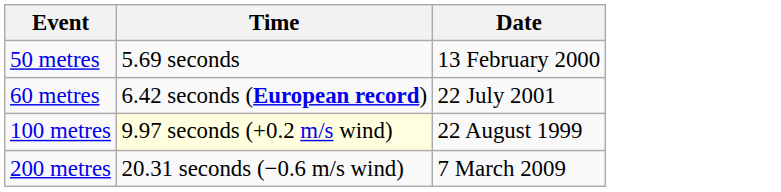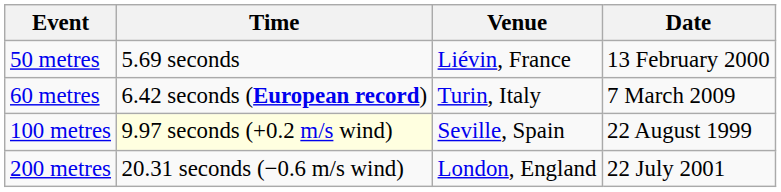+ column: (517, 22)
(497, 95) 22 July 2001 -> (671, 95) 7 March 2009
(502, 167) 7 March 2009 -> (666, 167) 22 July 2001
